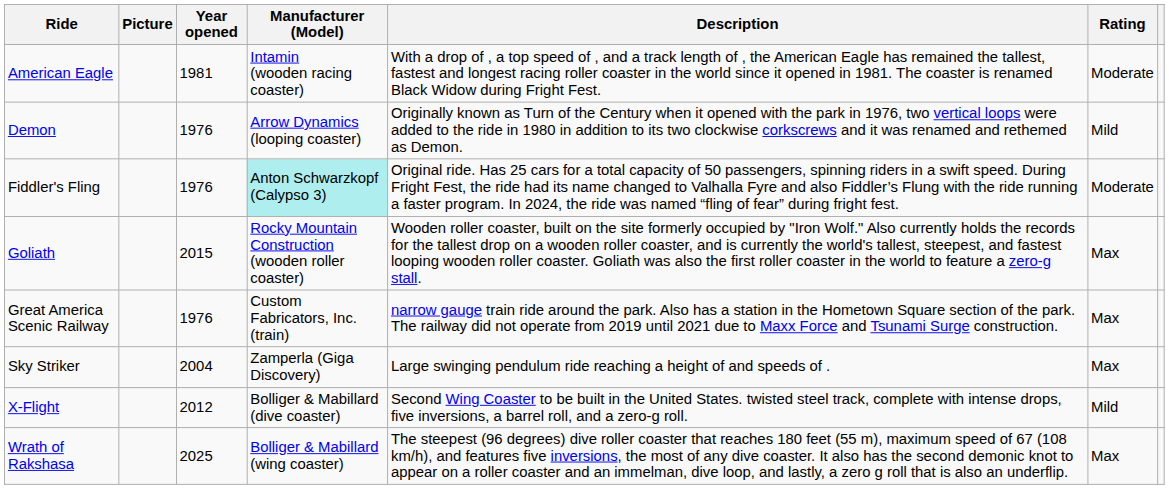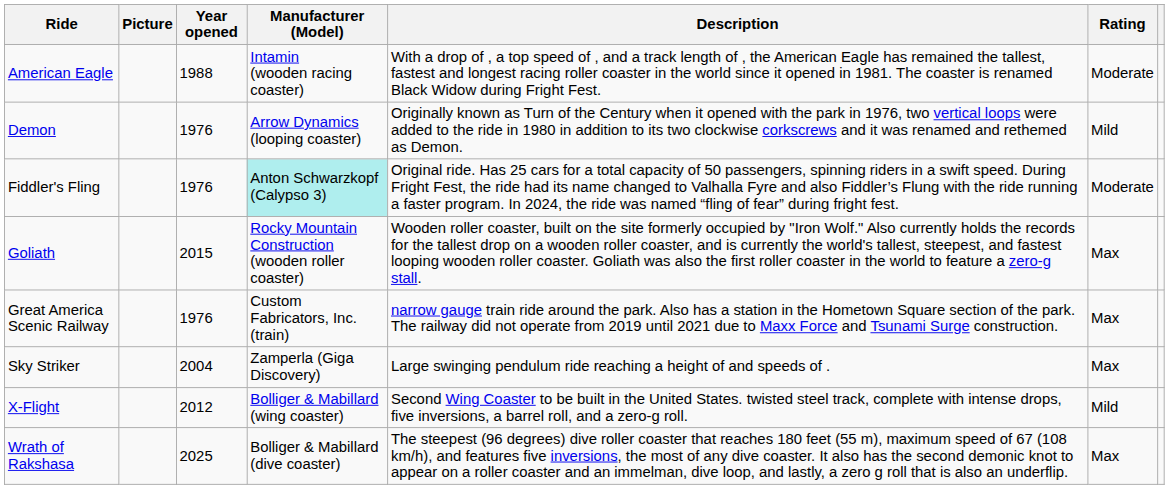(196, 73) 1981 -> (196, 73) 1988
(314, 407) Bolliger & Mabillard (dive coaster) -> (314, 407) Bolliger & Mabillard (wing coaster)
(314, 456) Bolliger & Mabillard (wing coaster) -> (314, 456) Bolliger & Mabillard (dive coaster)
